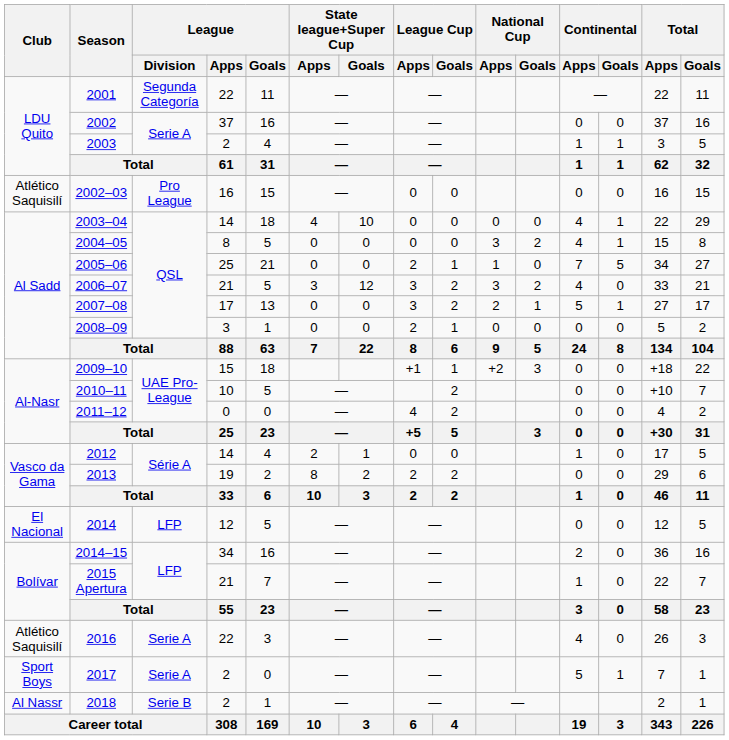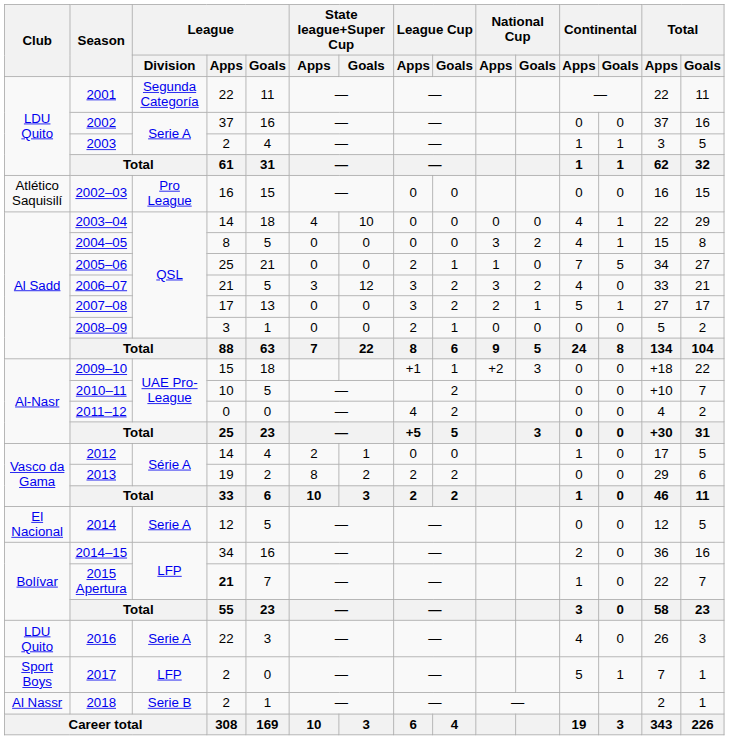(170, 524) LFP -> (170, 524) Serie A
(226, 581) normal -> (226, 581) bold
(37, 638) Atlético Saquisilí -> (37, 638) LDU Quito
(170, 674) Serie A -> (170, 674) LFP
